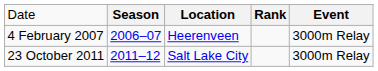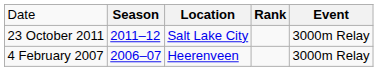rows swapped: (56, 36) <-> (56, 57)
